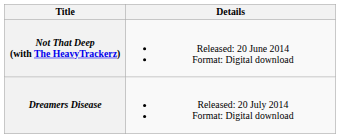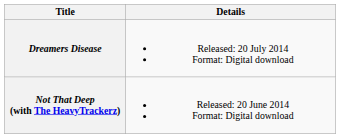rows swapped: (65, 48) <-> (65, 105)
